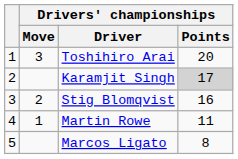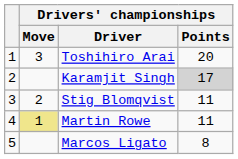(206, 100) 16 -> (206, 100) 11
(39, 121) no background -> (39, 121) khaki background
